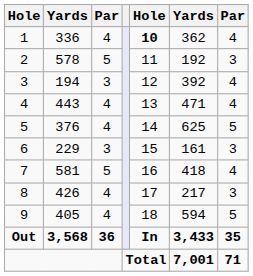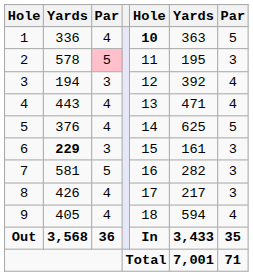(194, 38) 362 -> (194, 38) 363
(233, 38) 4 -> (233, 38) 5
(107, 60) no background -> (107, 60) pink background
(194, 60) 192 -> (194, 60) 195
(68, 149) normal -> (68, 149) bold
(194, 171) 418 -> (194, 171) 282
(233, 171) 4 -> (233, 171) 3
(233, 216) 5 -> (233, 216) 4
